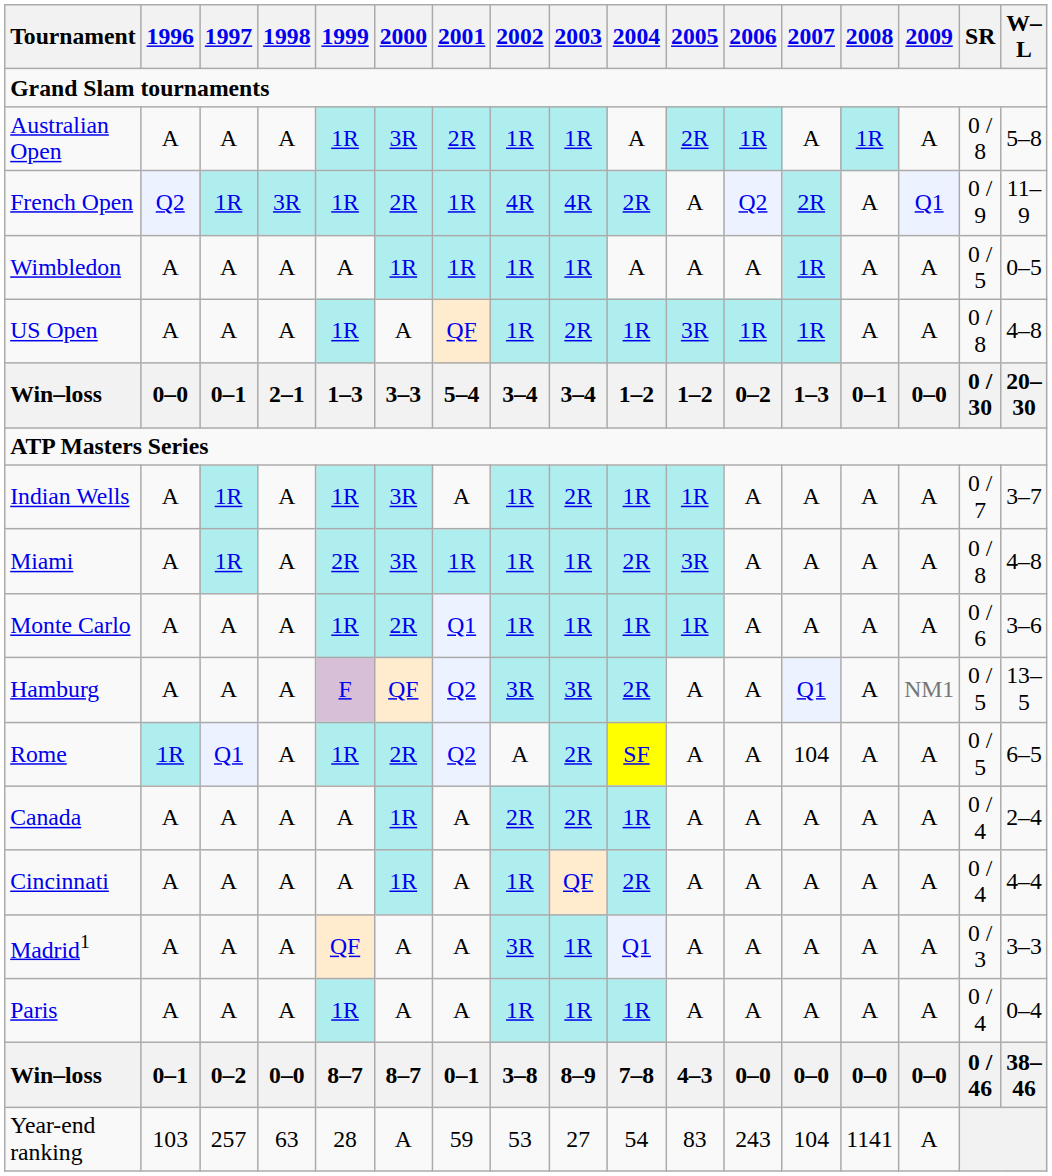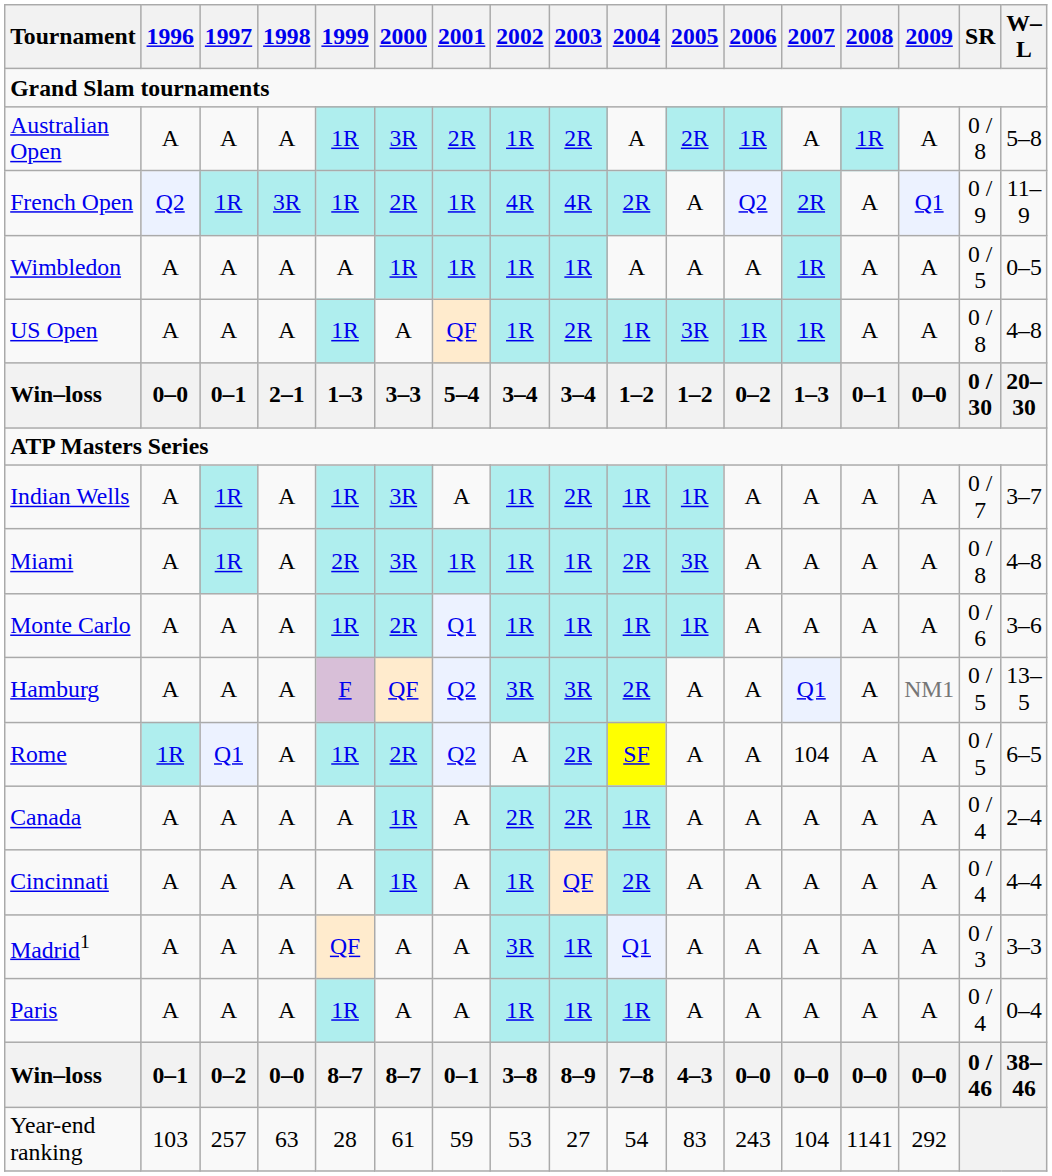(578, 138) 1R -> (578, 138) 2R
(403, 1138) A -> (403, 1138) 61
(929, 1138) A -> (929, 1138) 292
